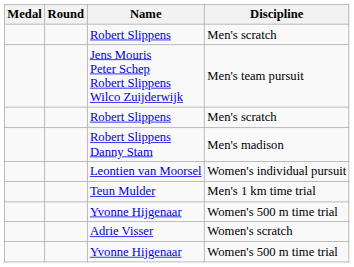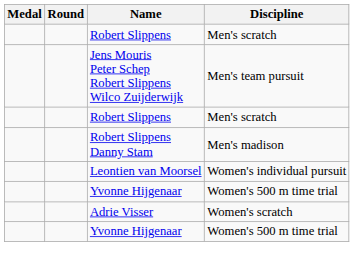- row: (123, 191)
